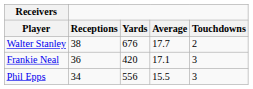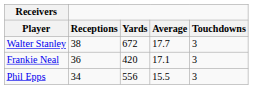(130, 44) 676 -> (130, 44) 672
(194, 44) 2 -> (194, 44) 3
